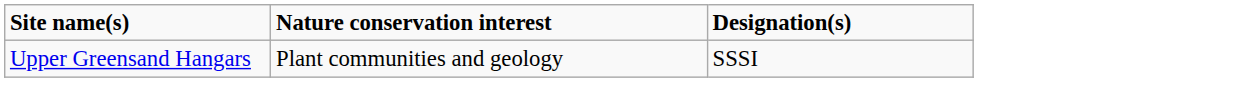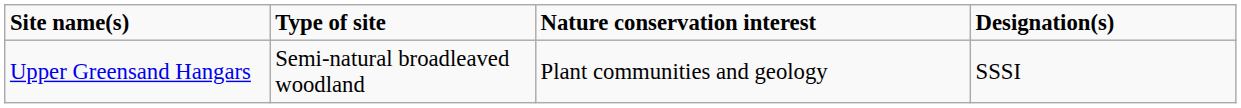+ column: (331, 22)
